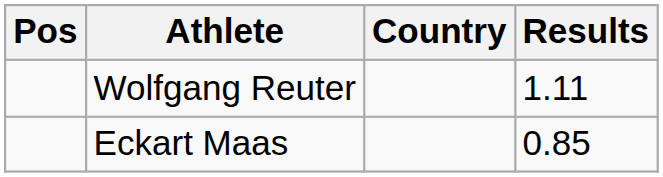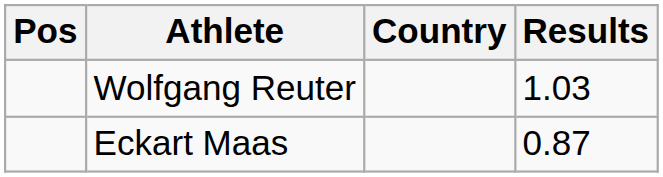(555, 87) 1.11 -> (557, 87) 1.03
(557, 143) 0.85 -> (557, 143) 0.87
